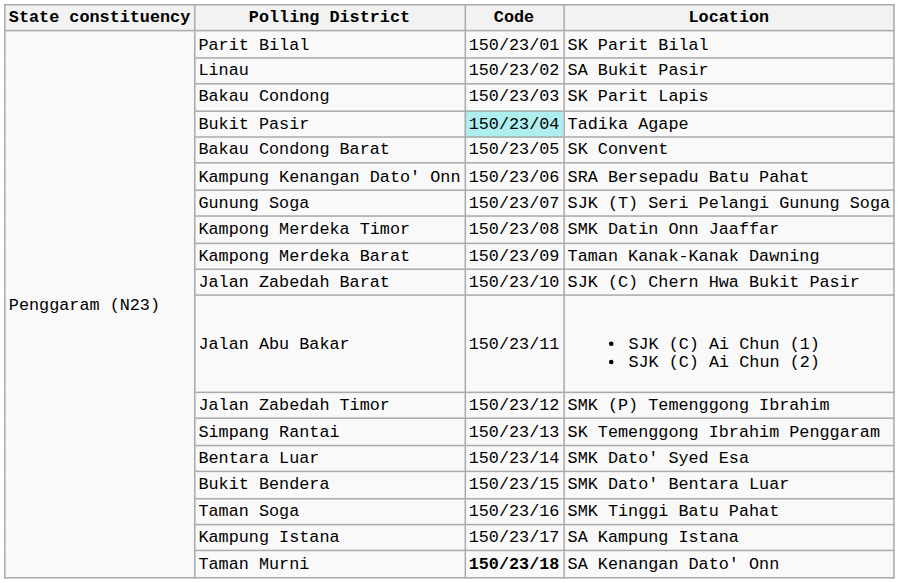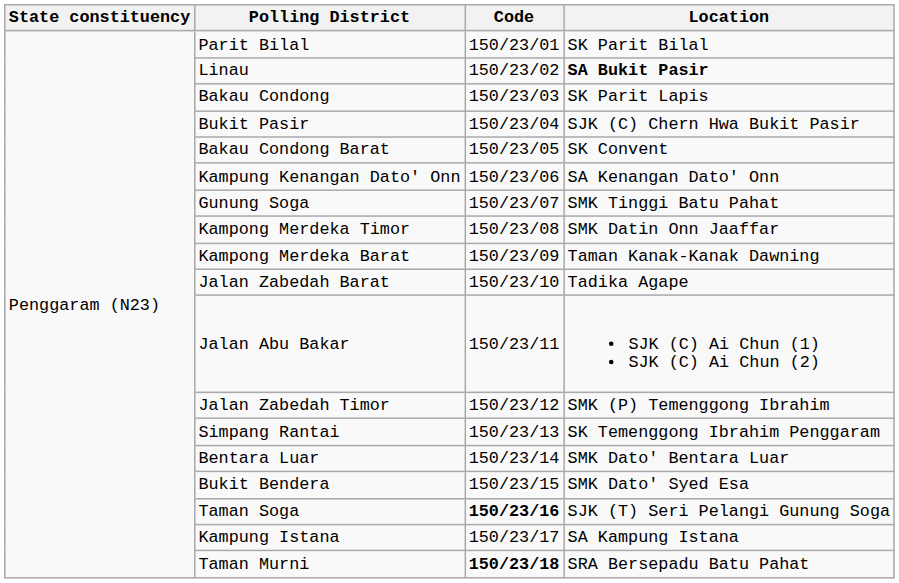(638, 71) normal -> (638, 71) bold
(514, 124) paleturquoise background -> (514, 124) no background
(628, 124) Tadika Agape -> (714, 124) SJK (C) Chern Hwa Bukit Pasir
(689, 177) SRA Bersepadu Batu Pahat -> (673, 177) SA Kenangan Dato' Onn
(729, 203) SJK (T) Seri Pelangi Gunung Soga -> (673, 203) SMK Tinggi Batu Pahat
(714, 283) SJK (C) Chern Hwa Bukit Pasir -> (628, 283) Tadika Agape
(658, 459) SMK Dato' Syed Esa -> (678, 459) SMK Dato' Bentara Luar
(678, 485) SMK Dato' Bentara Luar -> (658, 485) SMK Dato' Syed Esa
(514, 511) normal -> (514, 511) bold
(673, 511) SMK Tinggi Batu Pahat -> (729, 511) SJK (T) Seri Pelangi Gunung Soga
(673, 564) SA Kenangan Dato' Onn -> (689, 564) SRA Bersepadu Batu Pahat
